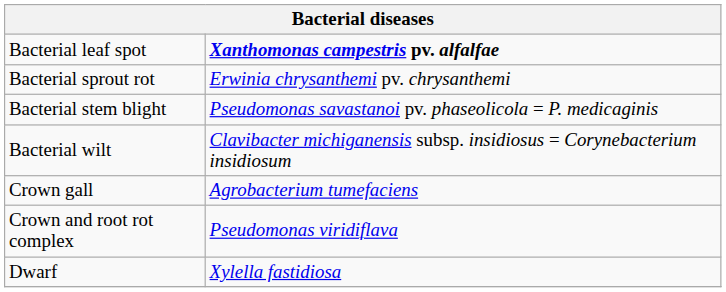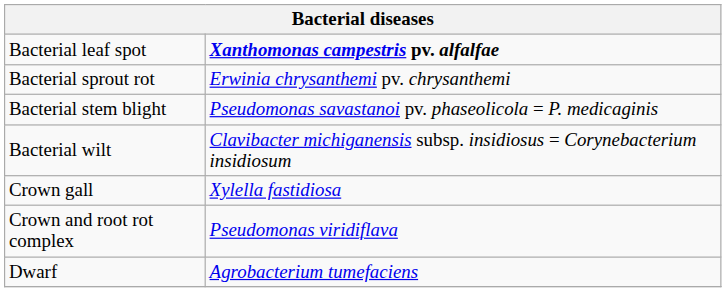(314, 190) Agrobacterium tumefaciens -> (275, 190) Xylella fastidiosa
(275, 271) Xylella fastidiosa -> (314, 271) Agrobacterium tumefaciens
